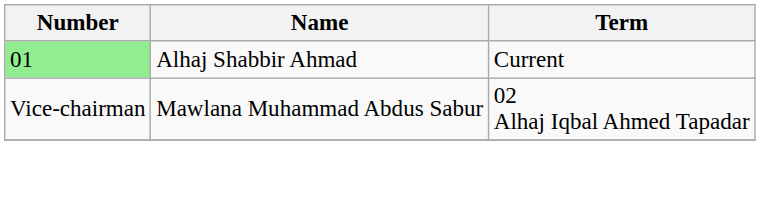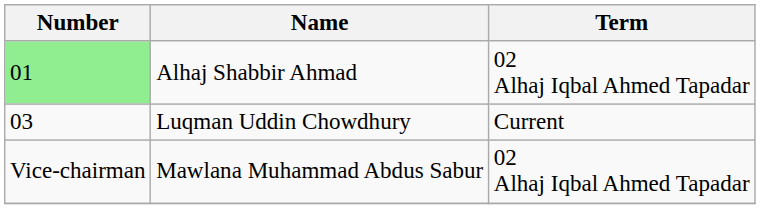(529, 59) Current -> (622, 72) 02 Alhaj Iqbal Ahmed Tapadar
+ row: (283, 121)
